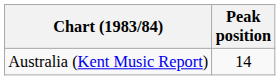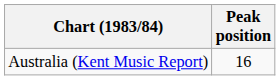(243, 61) 14 -> (243, 61) 16
